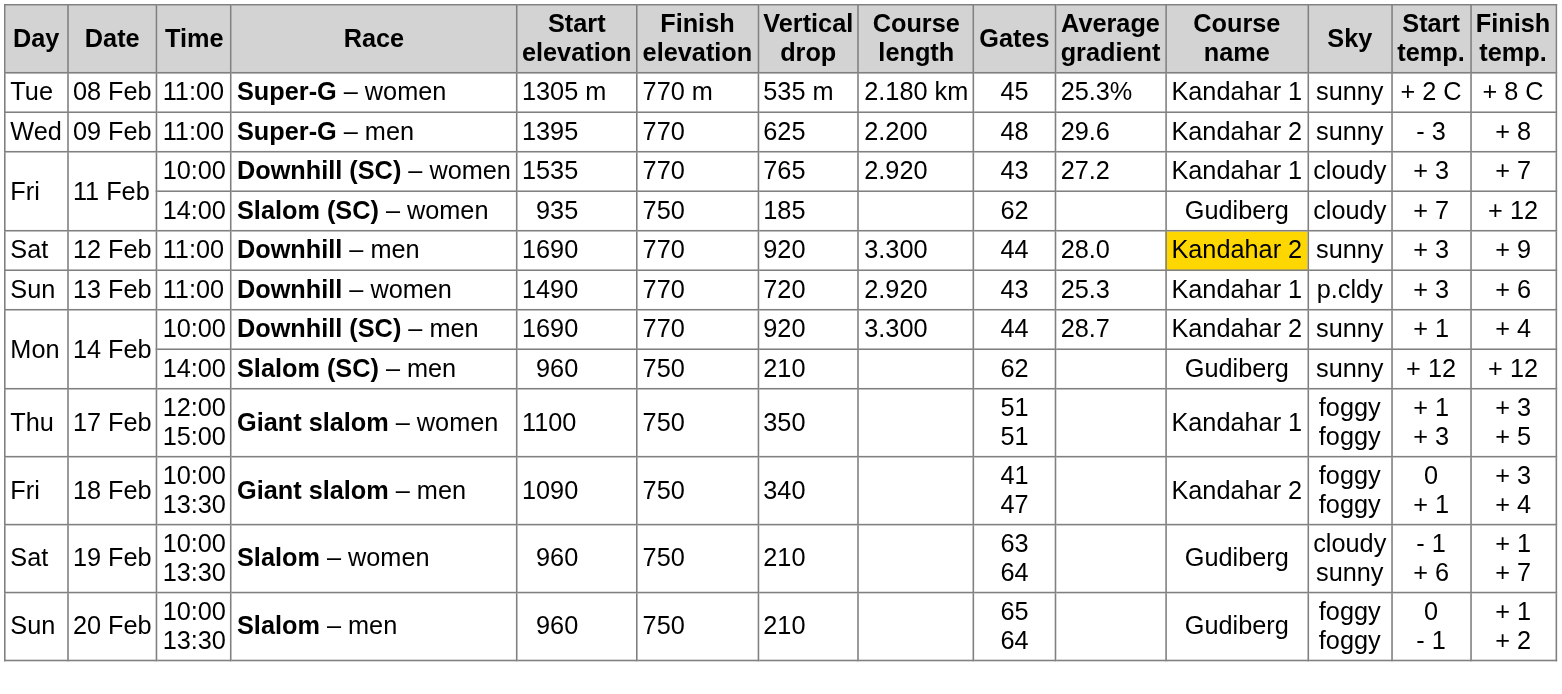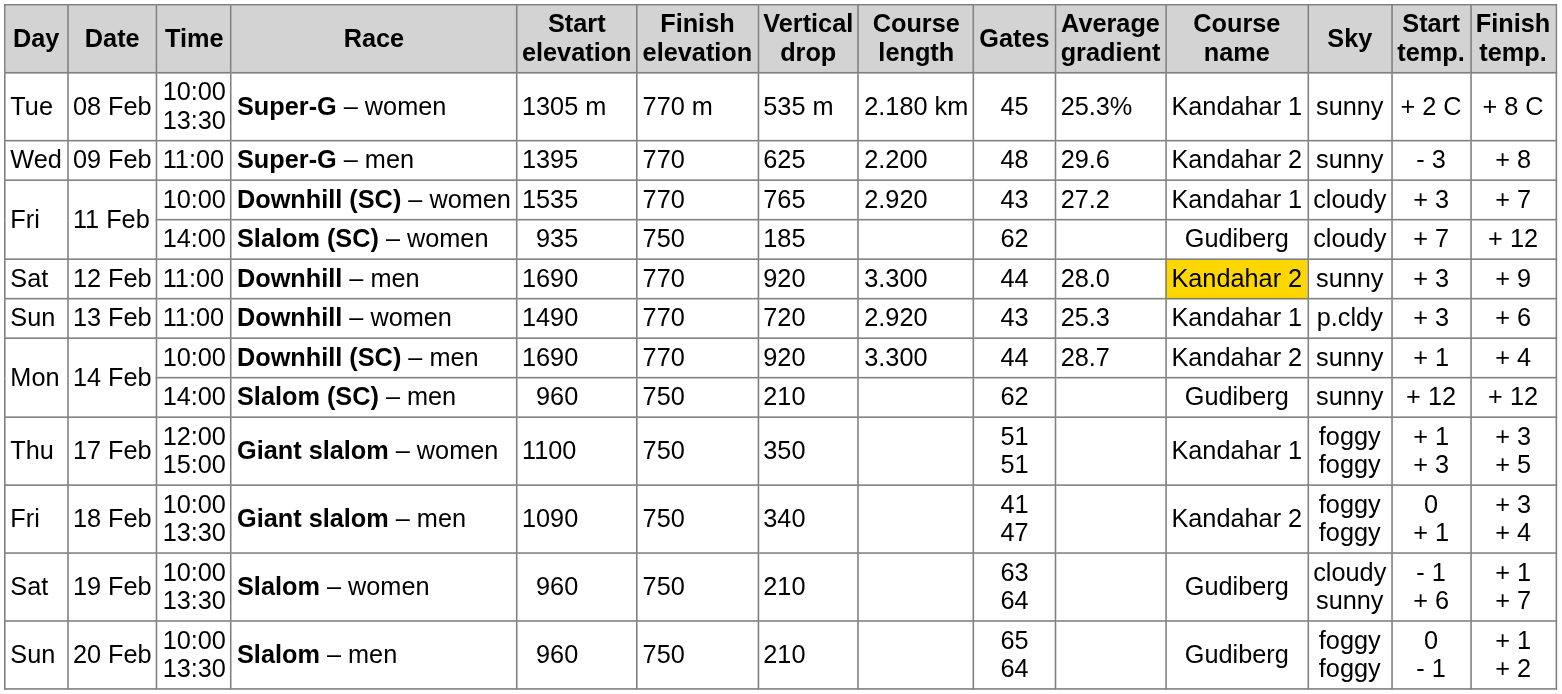(193, 92) 11:00 -> (194, 106) 10:00 13:30
